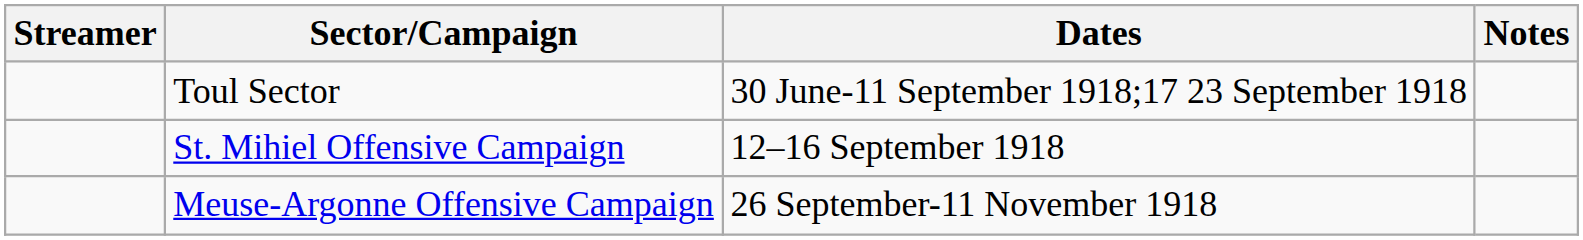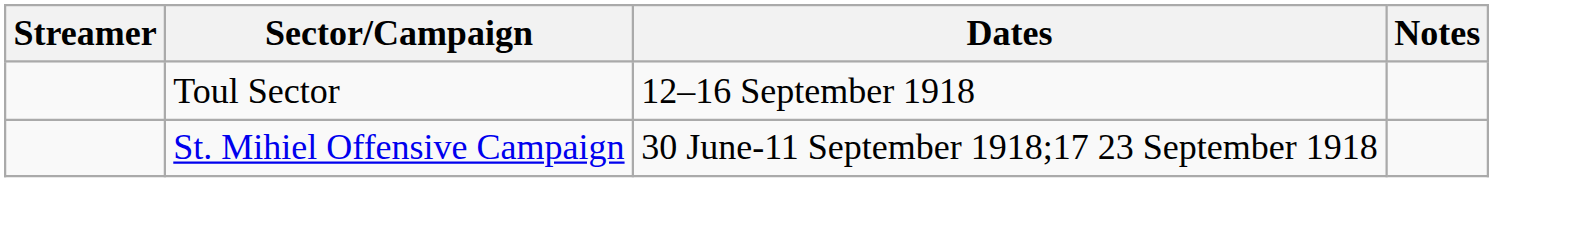(1099, 90) 30 June-11 September 1918;17 23 September 1918 -> (808, 90) 12–16 September 1918
(897, 147) 12–16 September 1918 -> (1009, 147) 30 June-11 September 1918;17 23 September 1918
- row: (444, 204)
